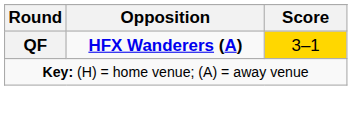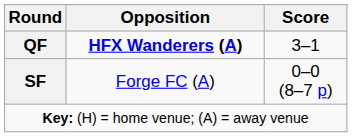(306, 44) gold background -> (306, 44) no background
+ row: (35, 81)
